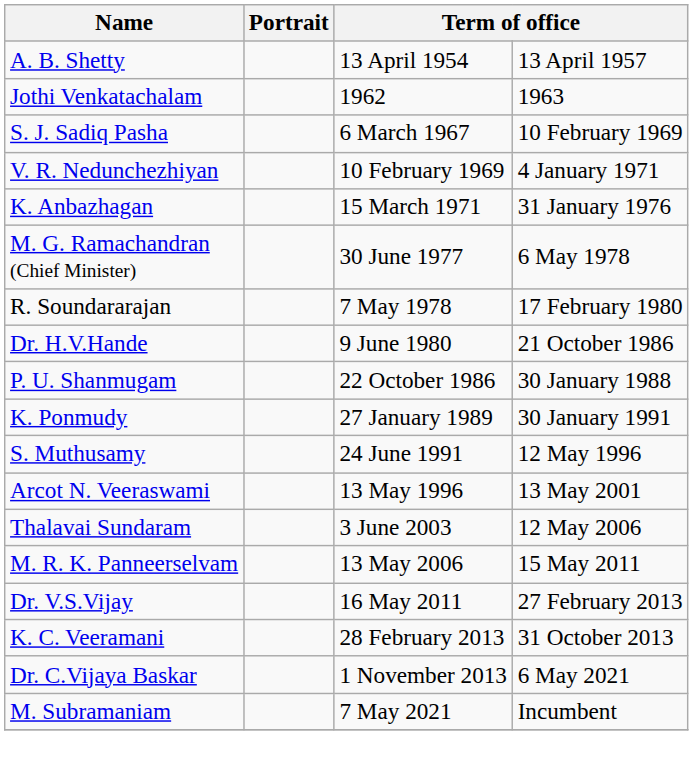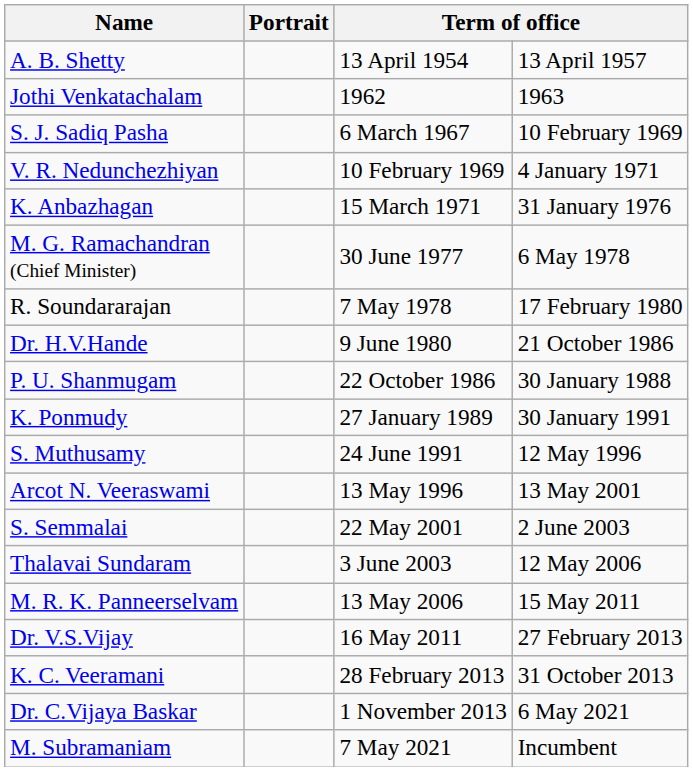+ row: (69, 527)
